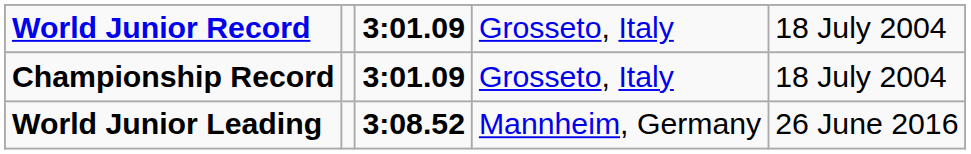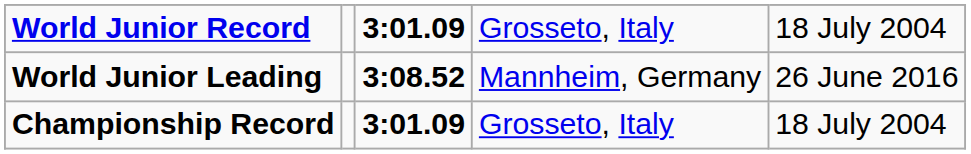rows swapped: (173, 76) <-> (167, 124)
